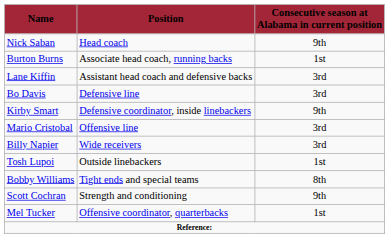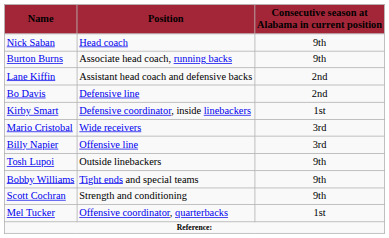(320, 59) 1st -> (320, 59) 9th
(320, 76) 3rd -> (320, 76) 2nd
(320, 94) 3rd -> (320, 94) 2nd
(320, 111) 9th -> (320, 111) 1st
(109, 128) Offensive line -> (110, 128) Wide receivers
(110, 145) Wide receivers -> (109, 145) Offensive line
(320, 162) 1st -> (320, 162) 9th
(320, 179) 8th -> (320, 179) 9th
